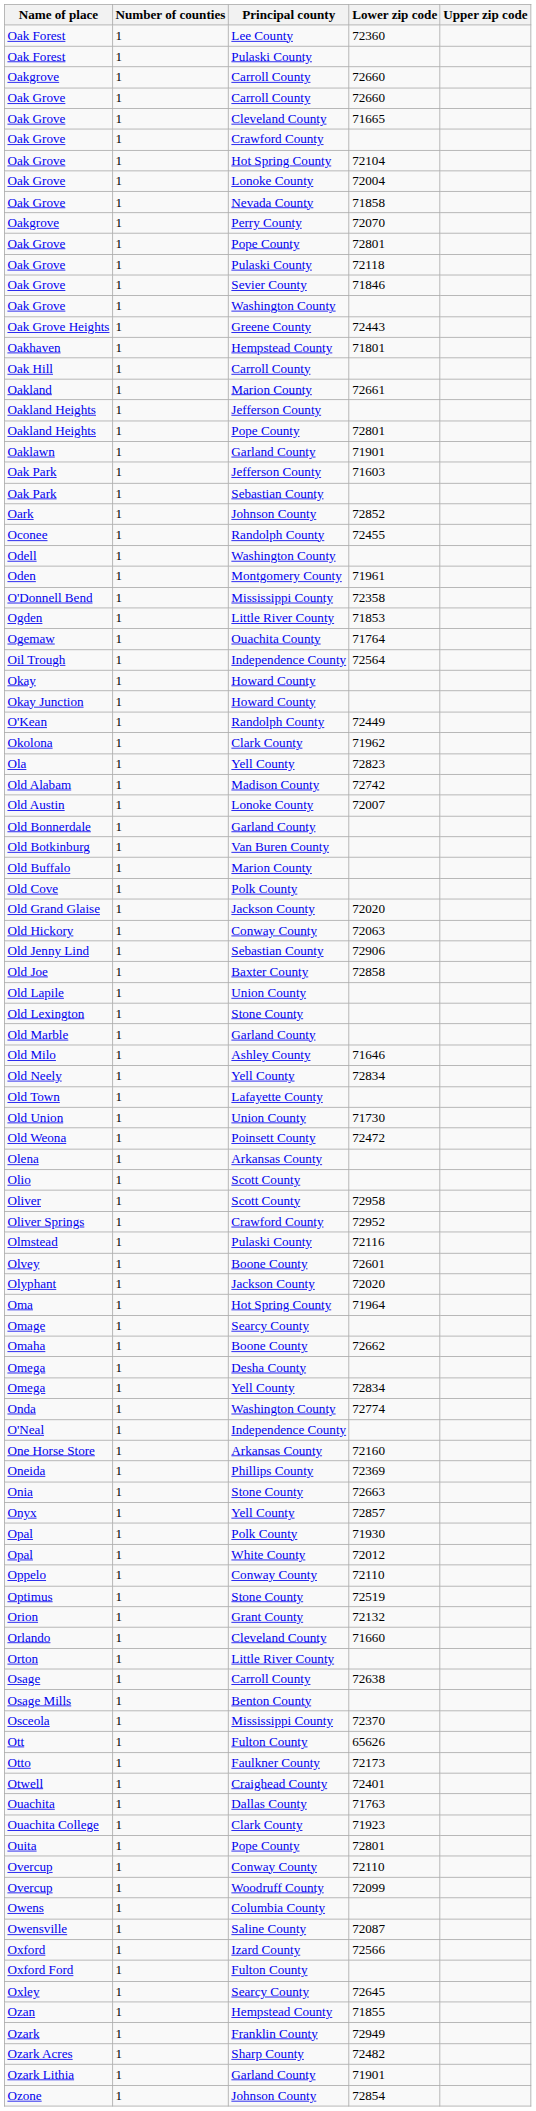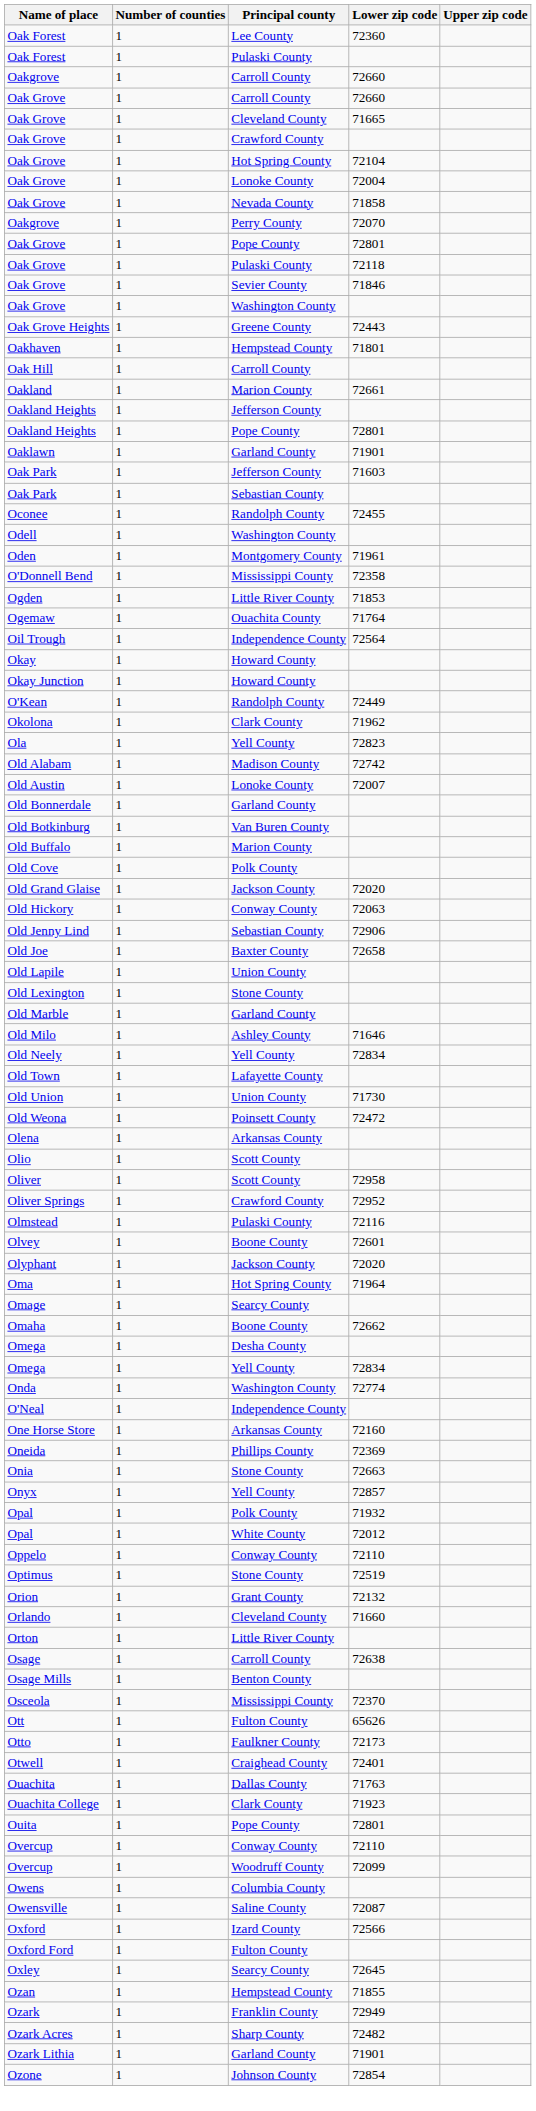- row: (21, 514)
(369, 972) 72858 -> (369, 951) 72658
(369, 1533) 71930 -> (369, 1513) 71932
